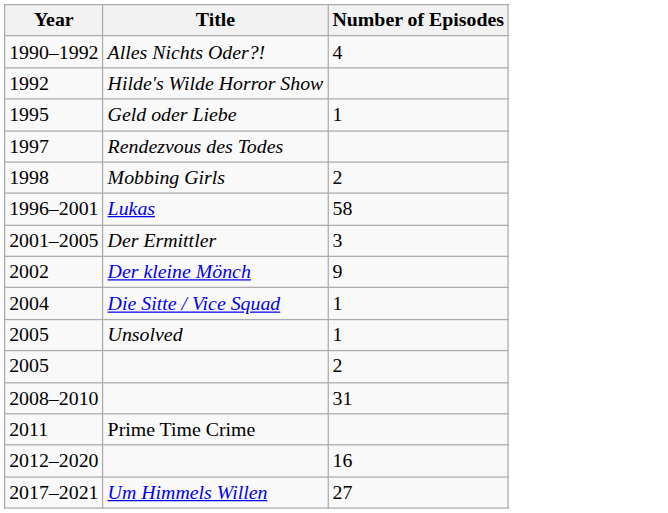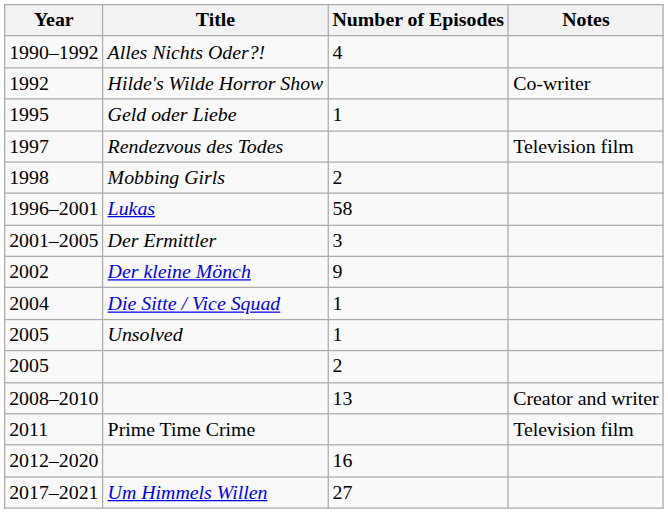+ column: (586, 20)
(342, 397) 31 -> (342, 397) 13
